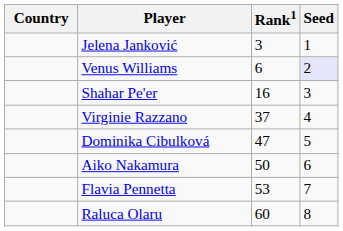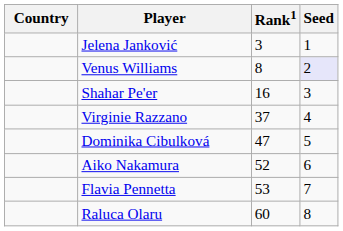(259, 68) 6 -> (259, 68) 8
(262, 165) 50 -> (262, 165) 52
